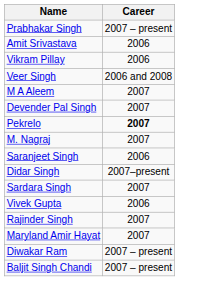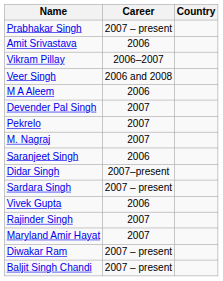+ column: (196, 12)
(138, 60) 2006 -> (138, 60) 2006–2007
(138, 92) 2007 -> (138, 92) 2006
(138, 124) bold -> (138, 124) normal
(138, 188) 2007 -> (138, 188) 2007 – present
